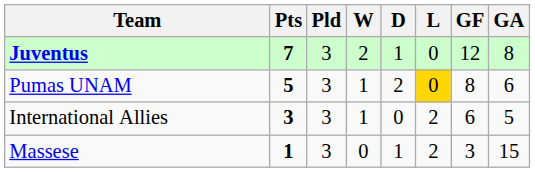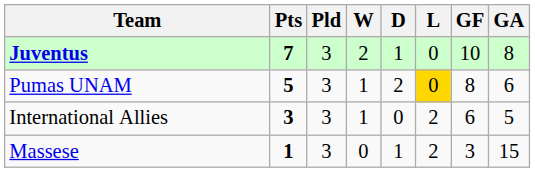(470, 53) 12 -> (470, 53) 10
